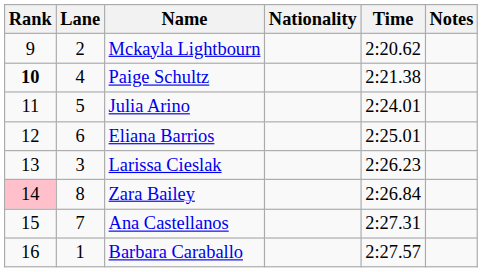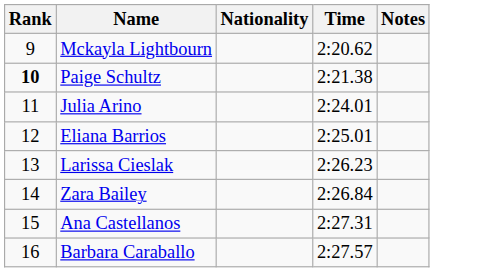- column: (80, 19)
(30, 194) pink background -> (30, 194) no background
